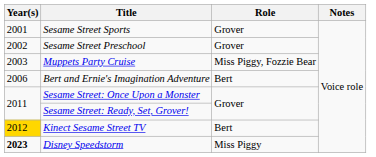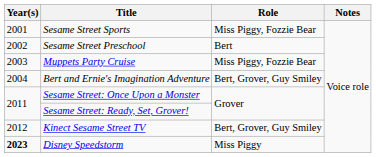(229, 29) Grover -> (265, 29) Miss Piggy, Fozzie Bear
(229, 45) Grover -> (223, 45) Bert
(17, 78) 2006 -> (17, 78) 2004
(223, 78) Bert -> (268, 78) Bert, Grover, Guy Smiley
(17, 128) gold background -> (17, 128) no background
(223, 128) Bert -> (268, 128) Bert, Grover, Guy Smiley
